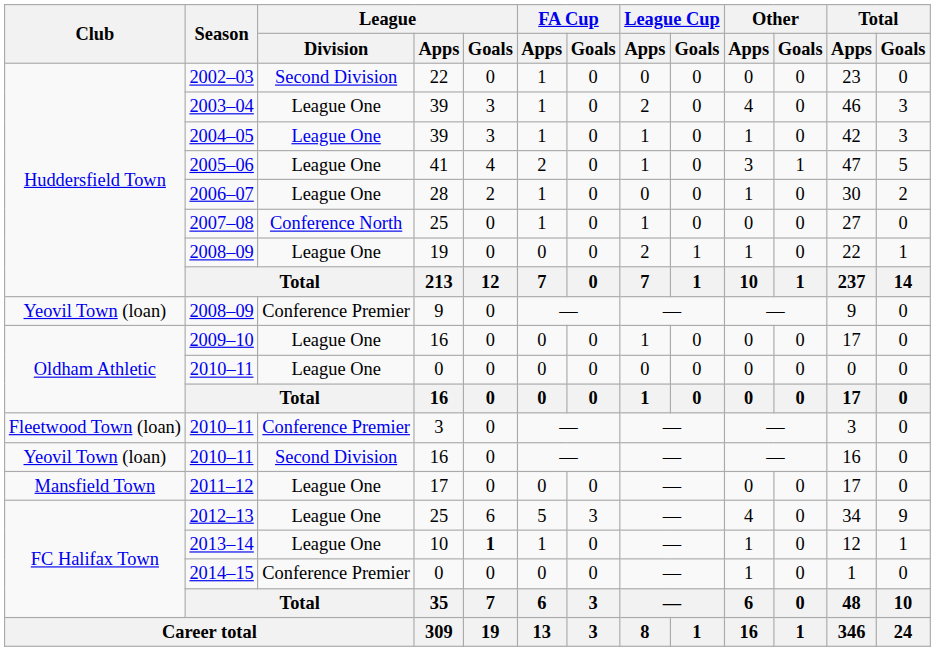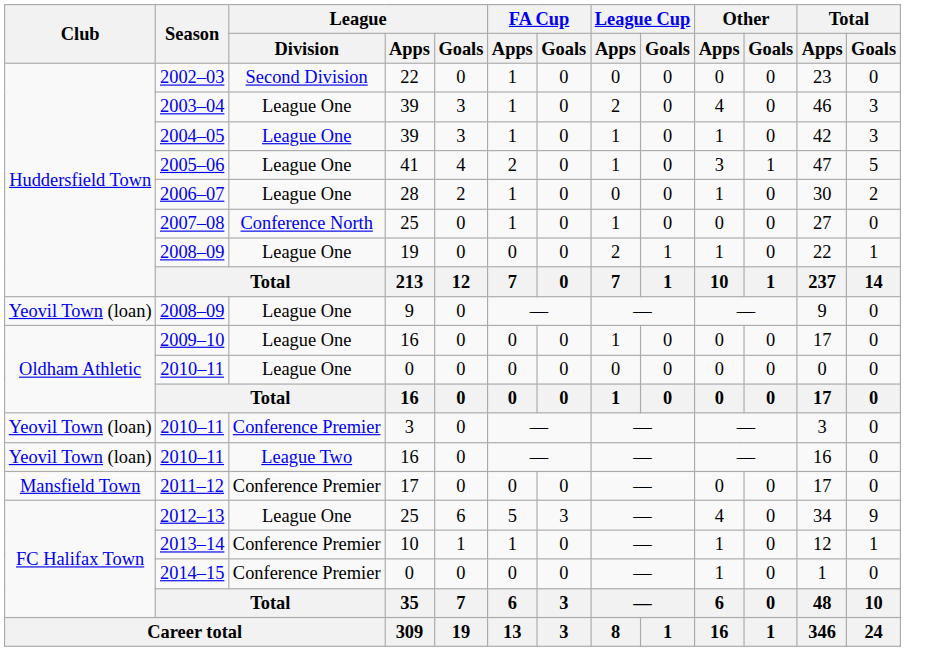(336, 310) Conference Premier -> (307, 310) League One
(95, 427) Fleetwood Town (loan) -> (80, 427) Yeovil Town (loan)
(336, 456) Second Division -> (307, 456) League Two
(336, 485) League One -> (307, 485) Conference Premier
(336, 544) League One -> (307, 544) Conference Premier
(490, 544) bold -> (461, 544) normal
